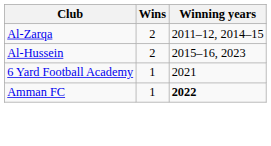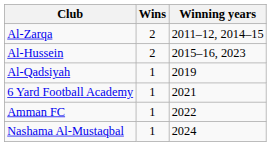+ row: (39, 72)
(184, 92) bold -> (184, 111) normal
+ row: (66, 131)
